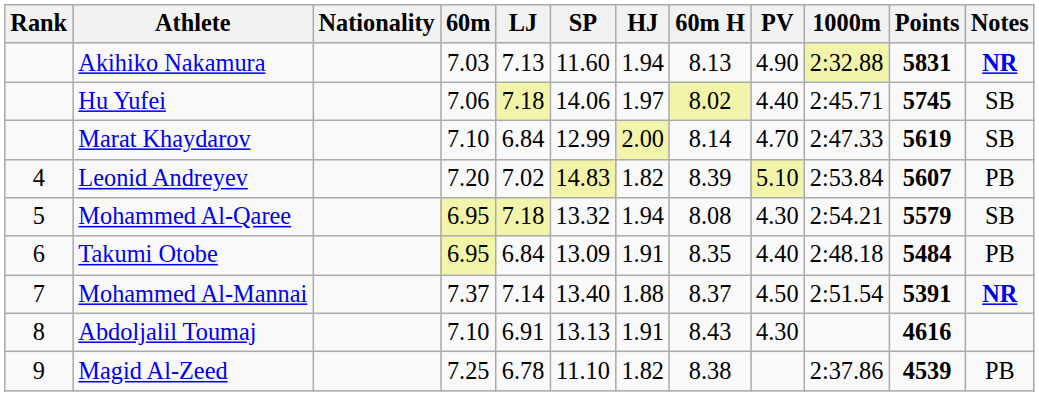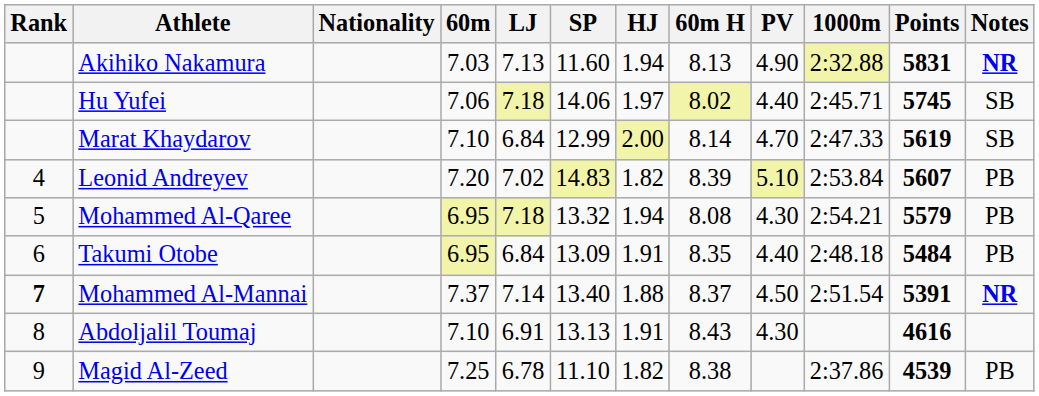(1000, 216) SB -> (1000, 216) PB
(39, 293) normal -> (39, 293) bold
